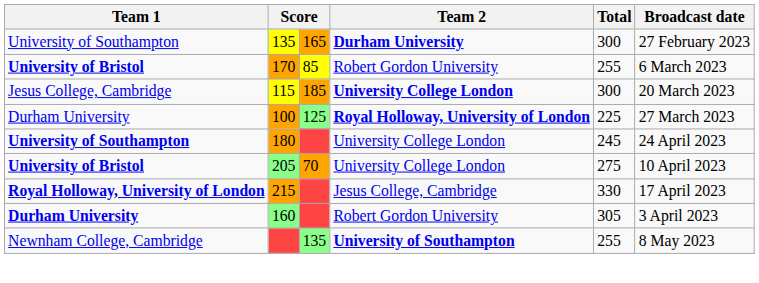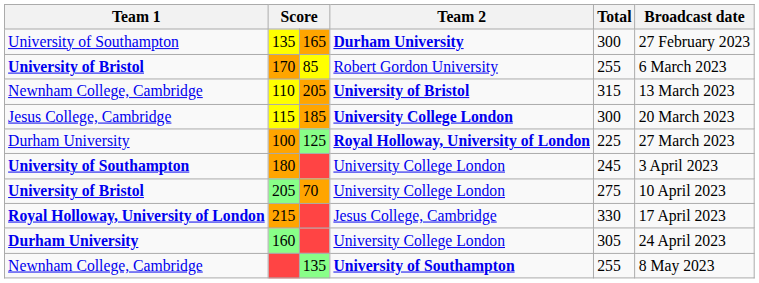+ row: (283, 91)
(682, 141) 24 April 2023 -> (678, 166) 3 April 2023
(416, 215) Robert Gordon University -> (419, 240) University College London
(678, 215) 3 April 2023 -> (682, 240) 24 April 2023
